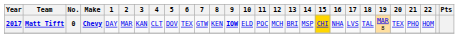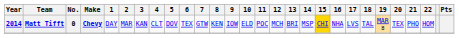(14, 24) 2017 -> (14, 24) 2014
(232, 24) bold -> (232, 24) normal
